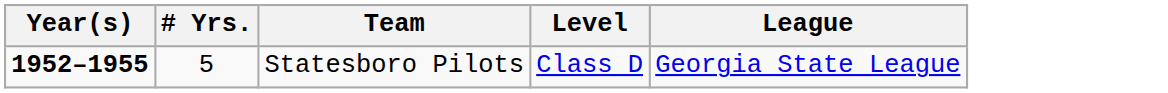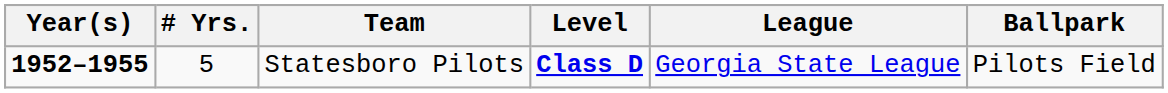+ column: (1064, 26)
(590, 67) normal -> (590, 67) bold
